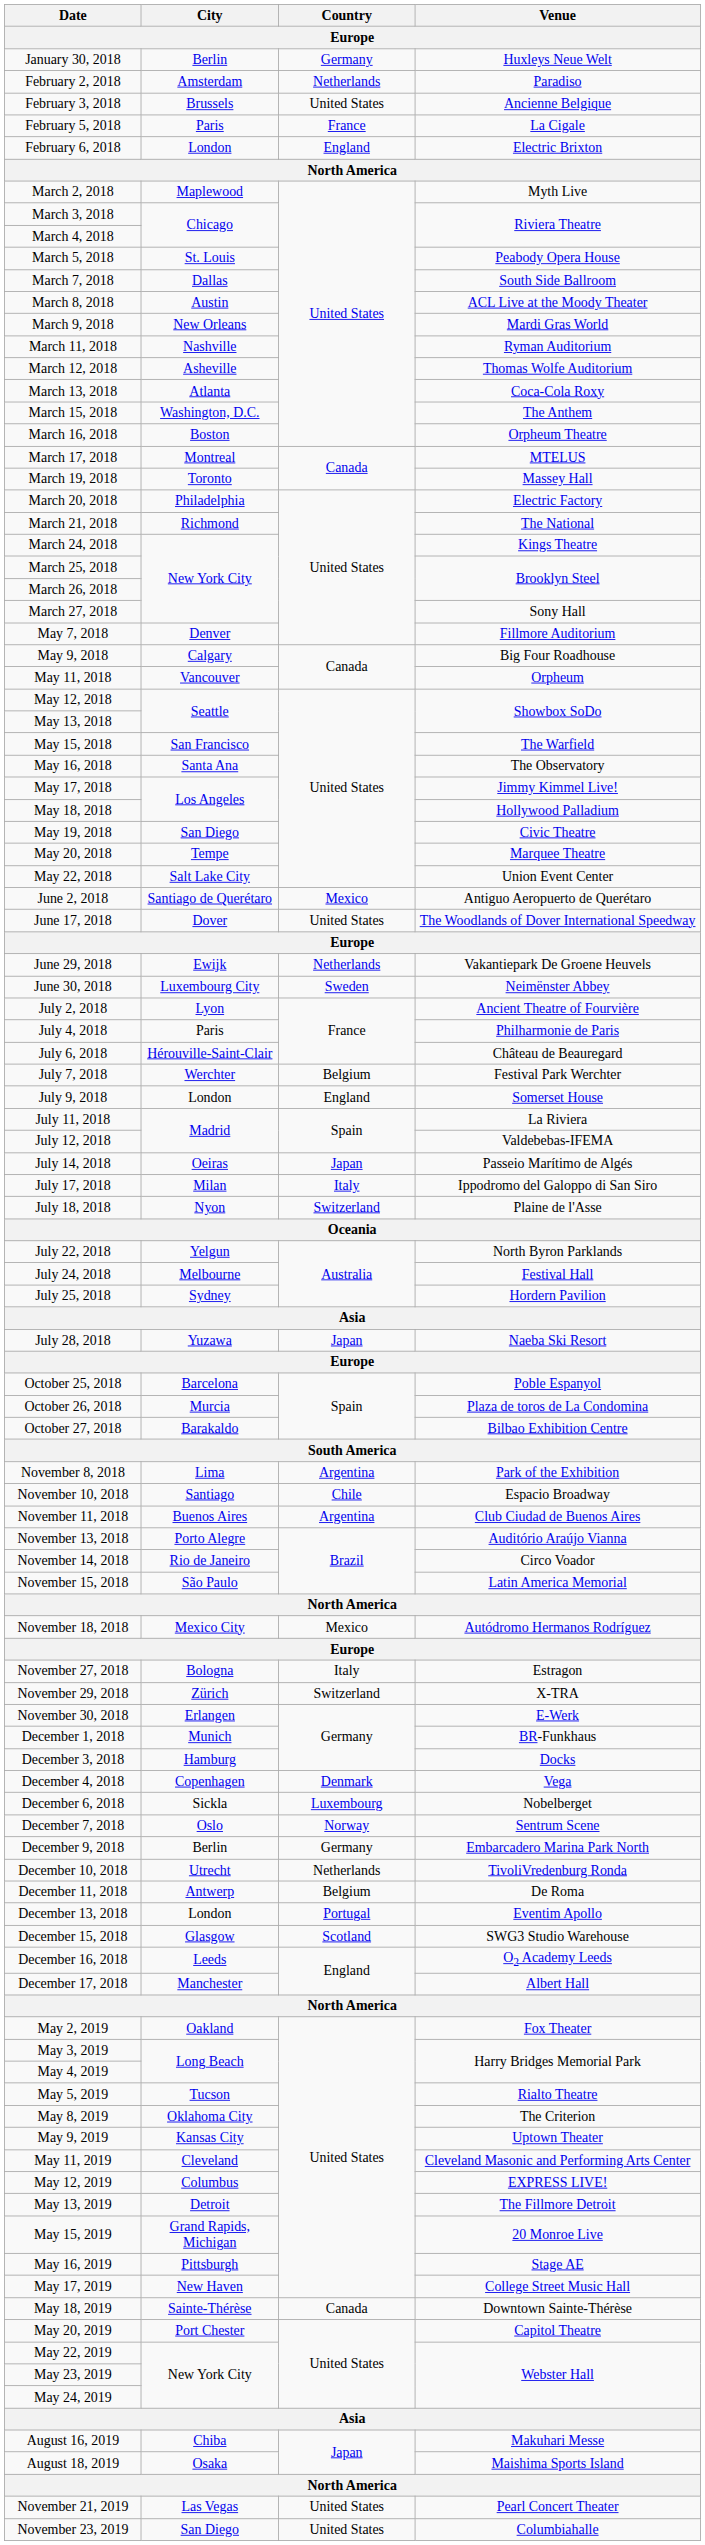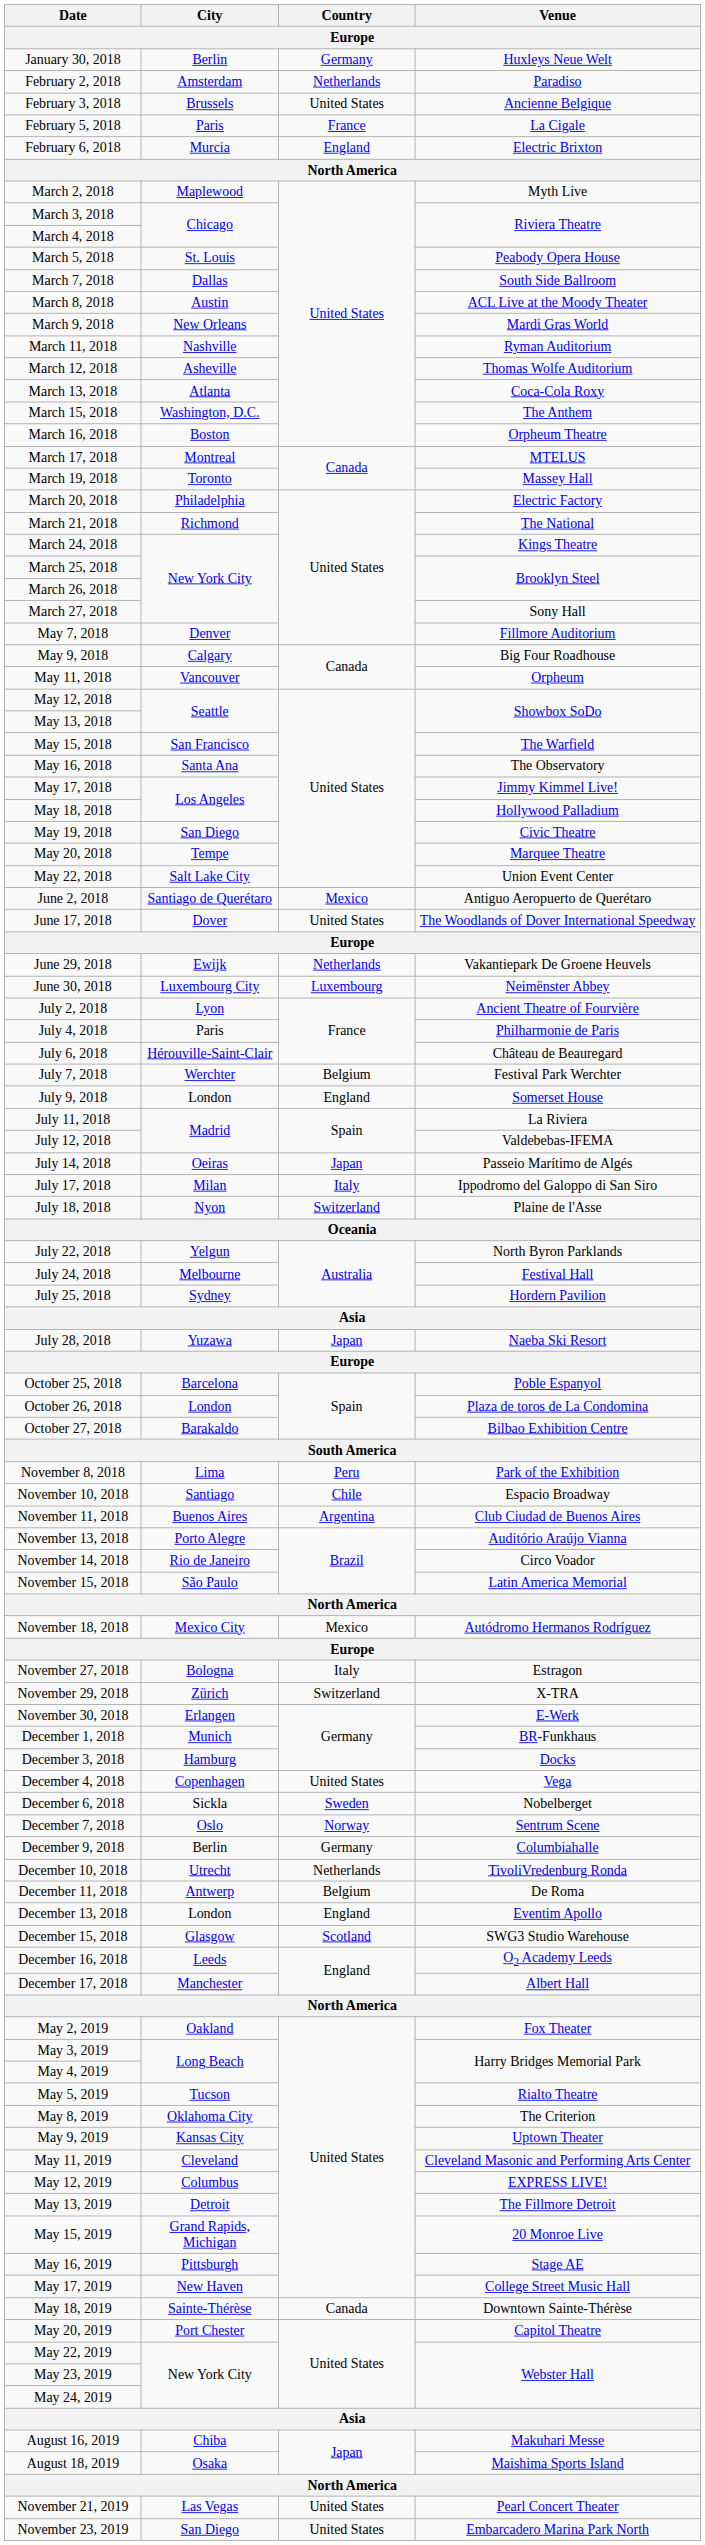(210, 147) London -> (210, 147) Murcia
(347, 986) Sweden -> (347, 986) Luxembourg
(210, 1406) Murcia -> (210, 1406) London
(347, 1472) Argentina -> (347, 1472) Peru
(347, 1781) Denmark -> (347, 1781) United States
(347, 1803) Luxembourg -> (347, 1803) Sweden
(558, 1847) Embarcadero Marina Park North -> (558, 1847) Columbiahalle
(347, 1914) Portugal -> (347, 1914) England
(558, 2529) Columbiahalle -> (558, 2529) Embarcadero Marina Park North
